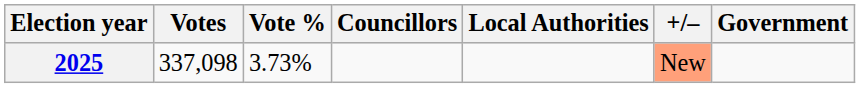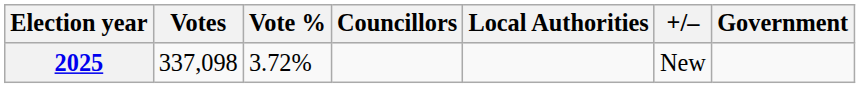(280, 62) 3.73% -> (280, 62) 3.72%
(683, 62) lightsalmon background -> (683, 62) no background
